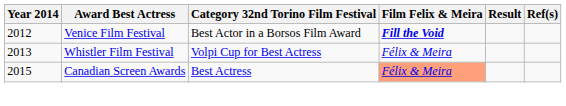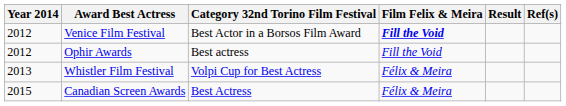+ row: (98, 52)
(417, 71) lightsalmon background -> (417, 91) no background
